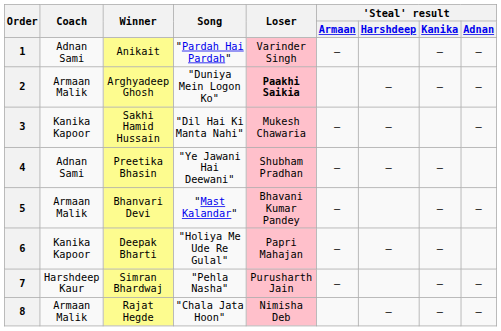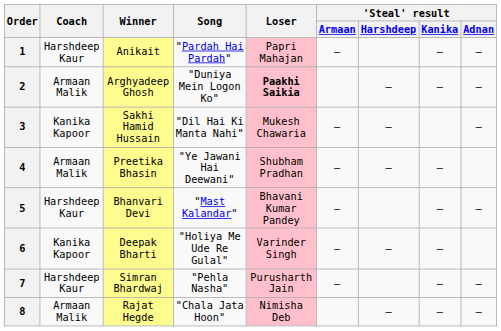(72, 52) Adnan Sami -> (72, 52) Harshdeep Kaur
(281, 52) Varinder Singh -> (281, 52) Papri Mahajan
(72, 168) Adnan Sami -> (72, 168) Armaan Malik
(72, 208) Armaan Malik -> (72, 208) Harshdeep Kaur
(281, 248) Papri Mahajan -> (281, 248) Varinder Singh
